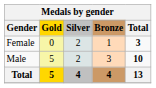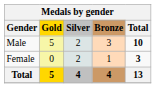rows swapped: (16, 59) <-> (21, 44)
